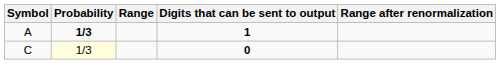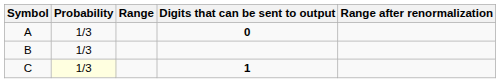(84, 31) bold -> (84, 31) normal
(247, 31) 1 -> (247, 31) 0
+ row: (28, 50)
(247, 50) 0 -> (247, 68) 1
